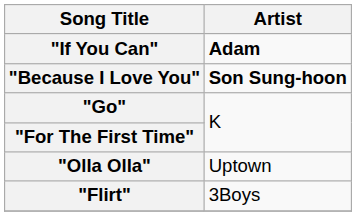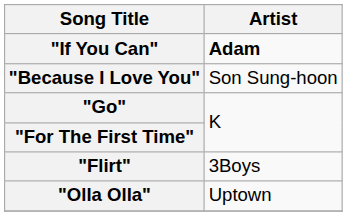(278, 78) bold -> (273, 78) normal
rows swapped: (104, 195) <-> (104, 166)
